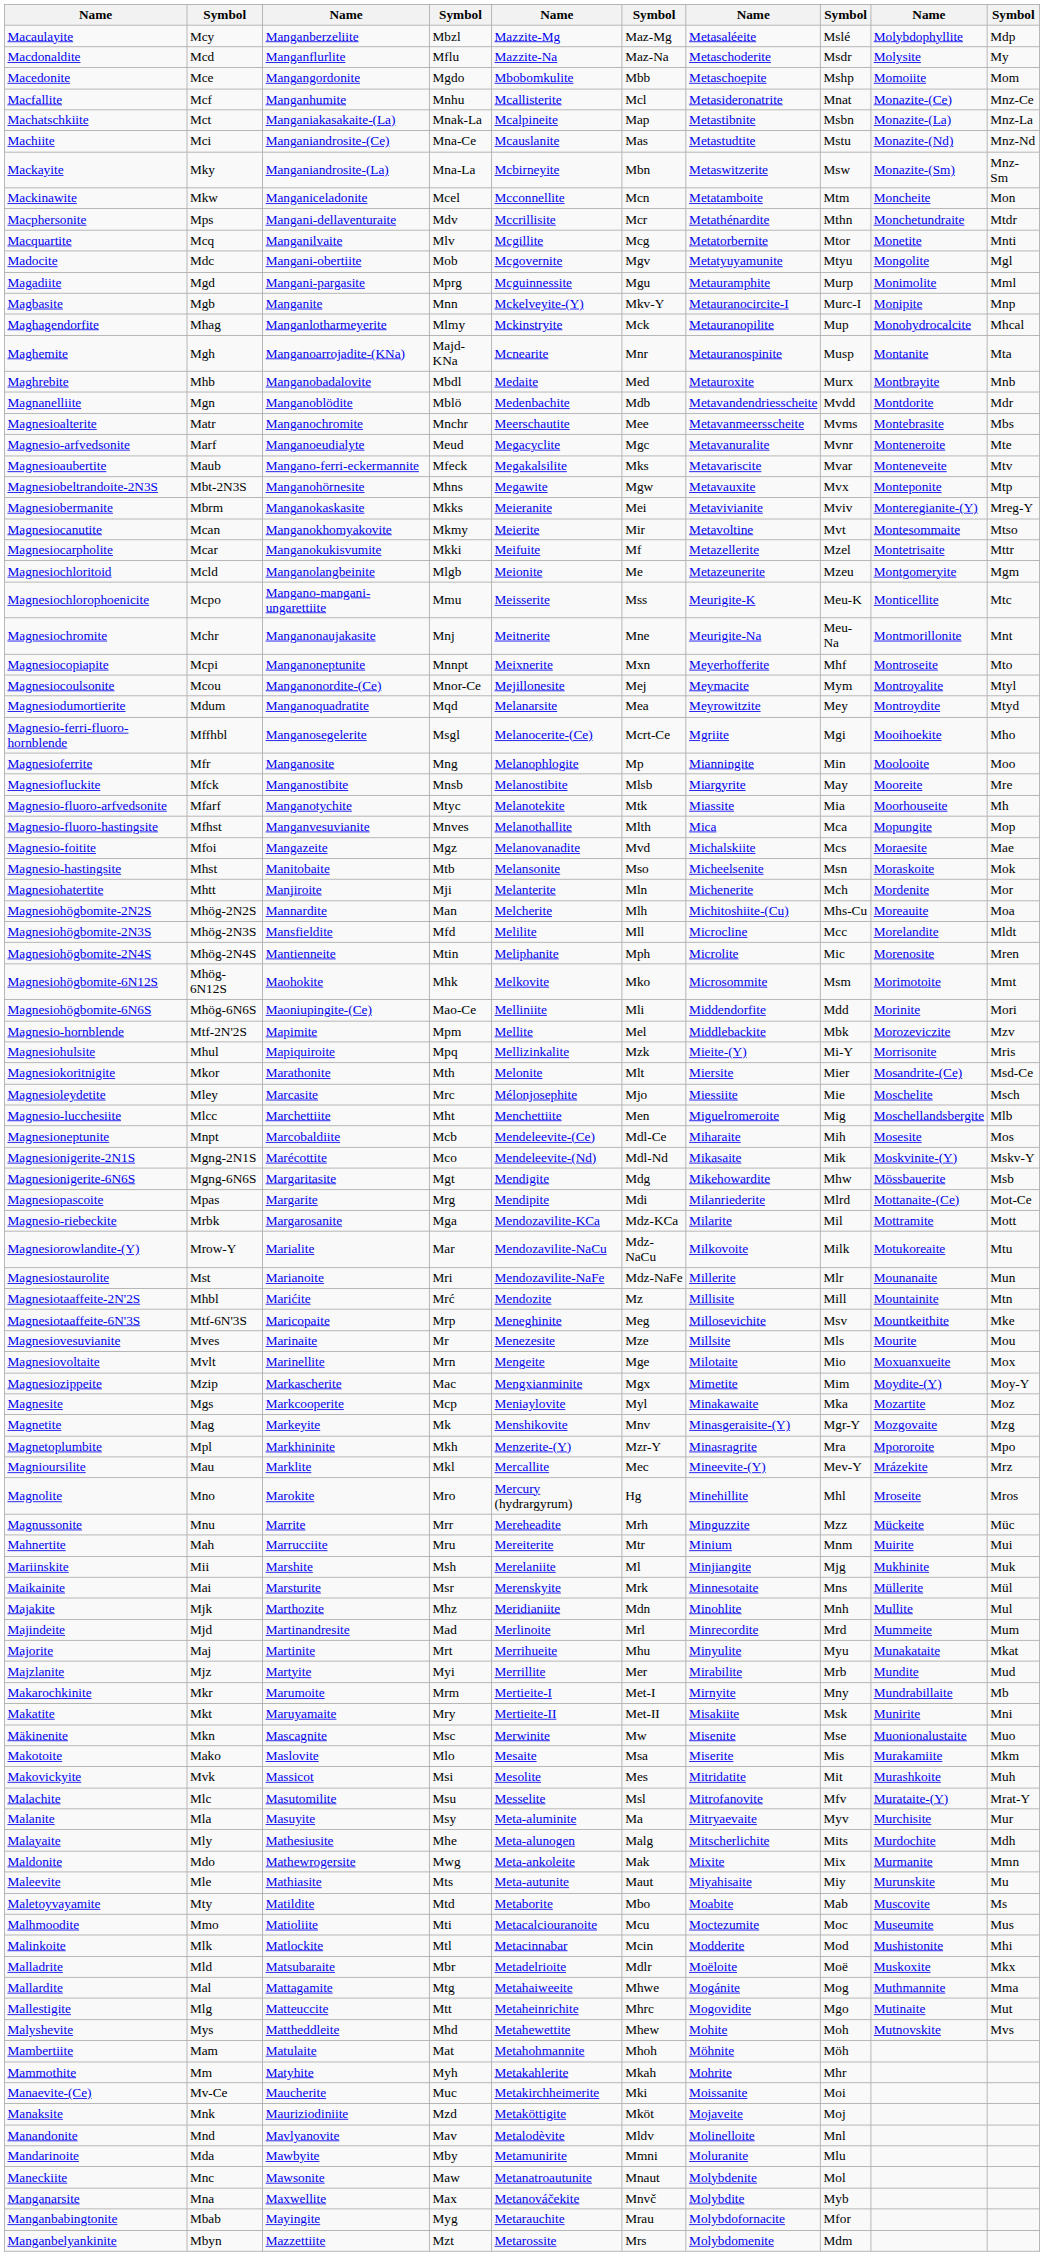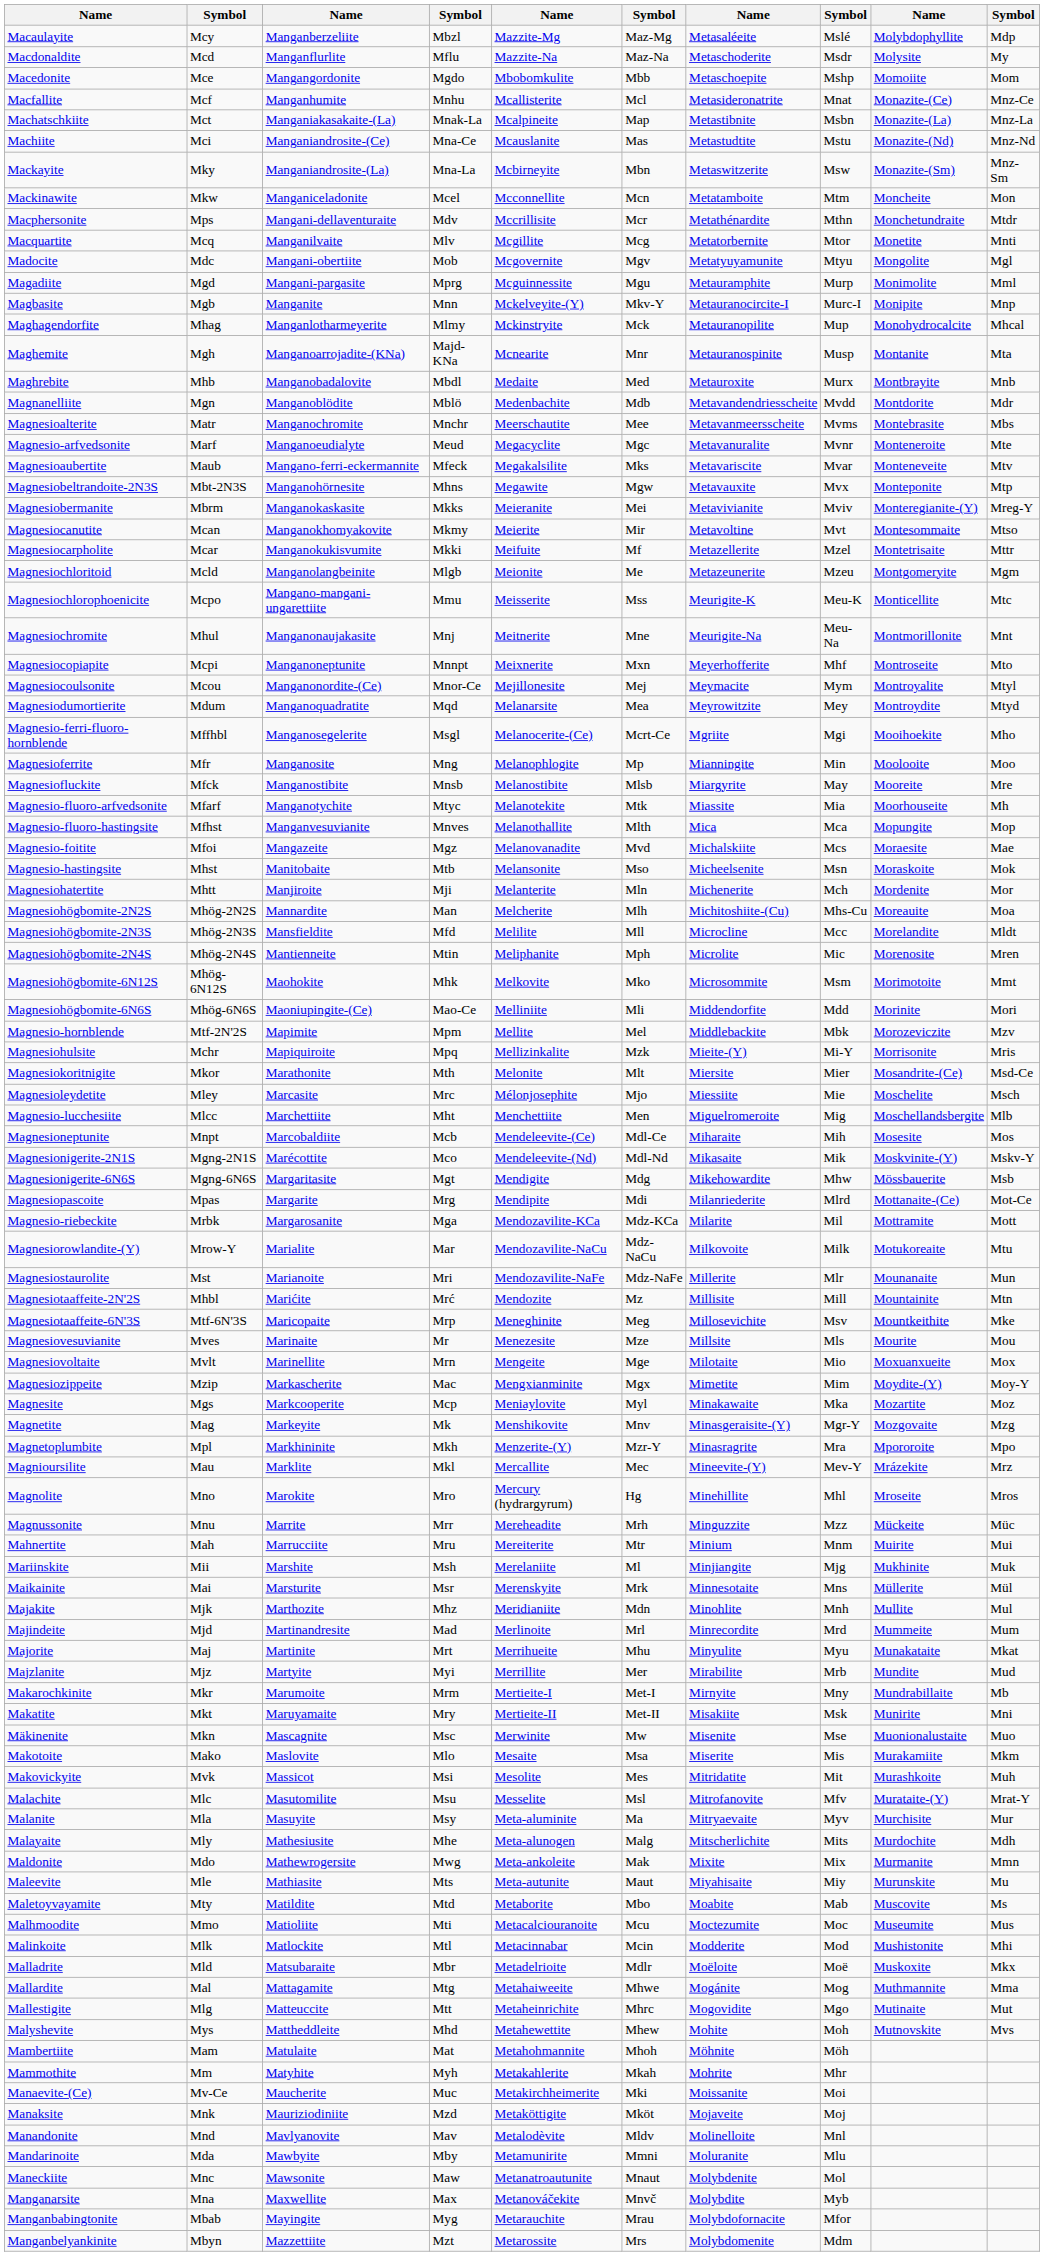(204, 635) Mchr -> (204, 635) Mhul
(204, 1052) Mhul -> (204, 1052) Mchr
